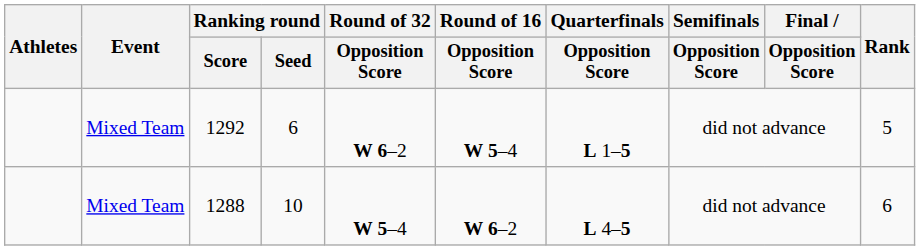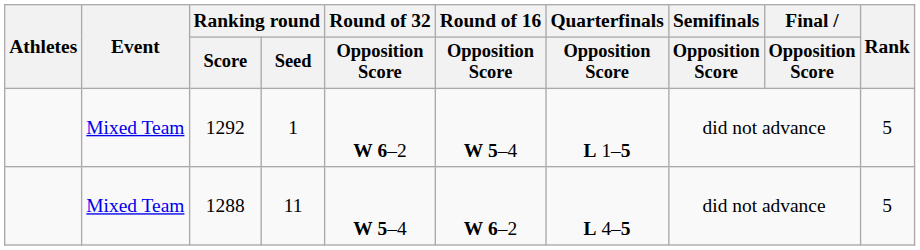(293, 127) 6 -> (293, 127) 1
(293, 205) 10 -> (293, 205) 11
(887, 205) 6 -> (887, 205) 5
